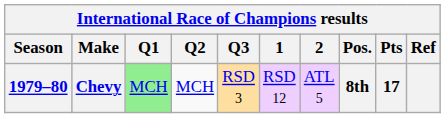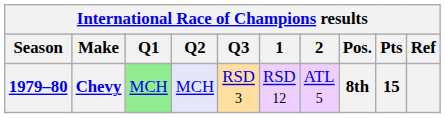(195, 87) no background -> (195, 87) lavender background
(391, 87) 17 -> (391, 87) 15
